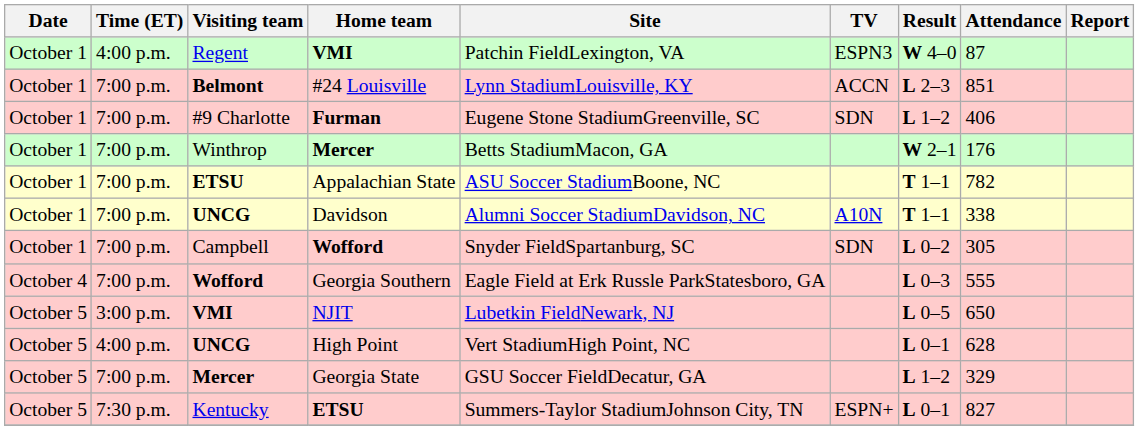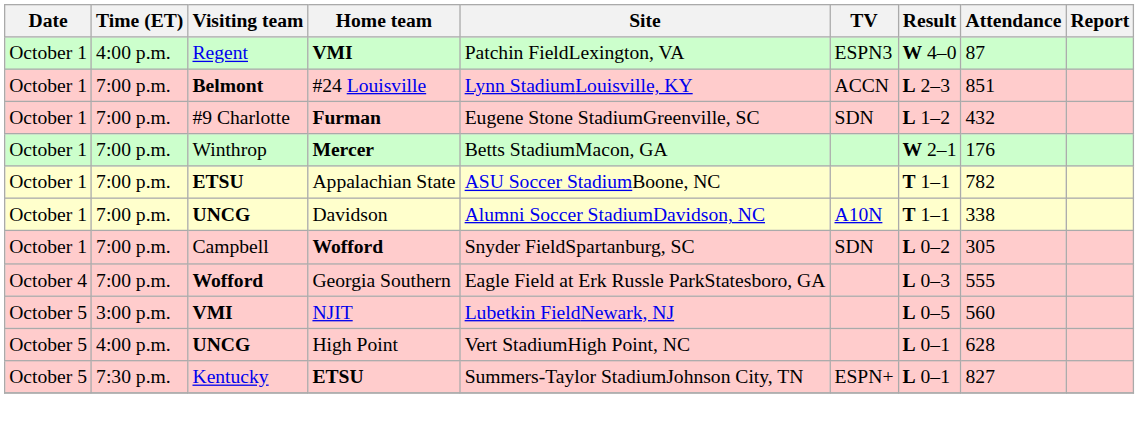(980, 117) 406 -> (980, 117) 432
(980, 311) 650 -> (980, 311) 560
- row: (366, 376)
